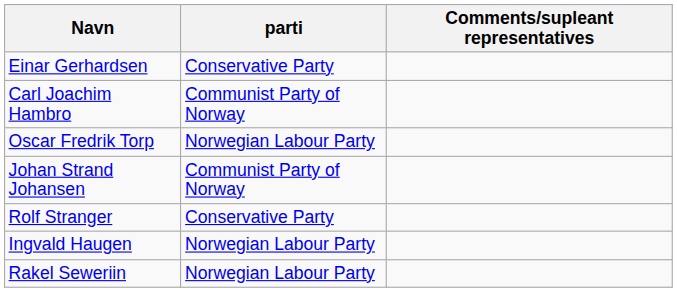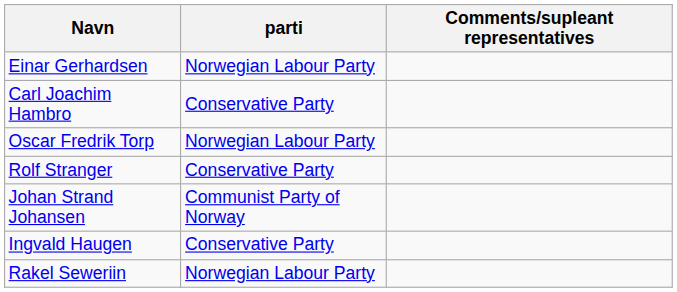(259, 66) Conservative Party -> (280, 66) Norwegian Labour Party
(262, 103) Communist Party of Norway -> (259, 103) Conservative Party
rows swapped: (61, 179) <-> (60, 217)
(280, 245) Norwegian Labour Party -> (259, 245) Conservative Party
